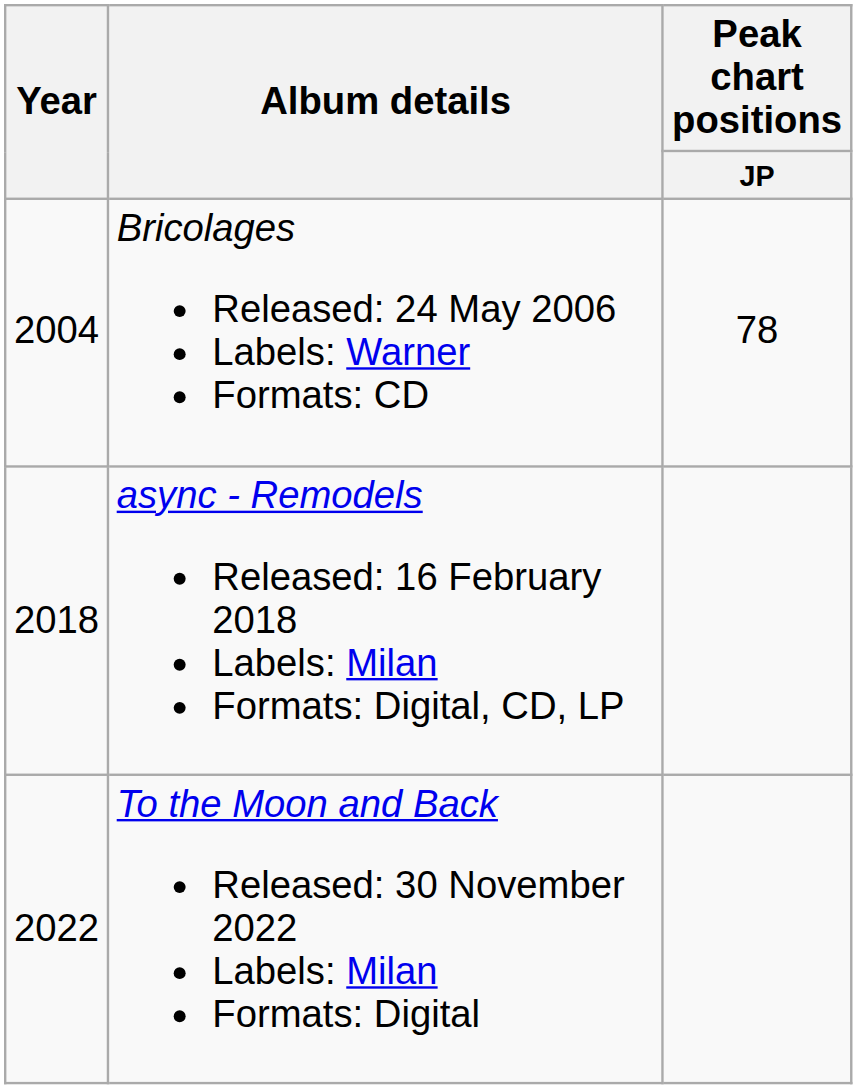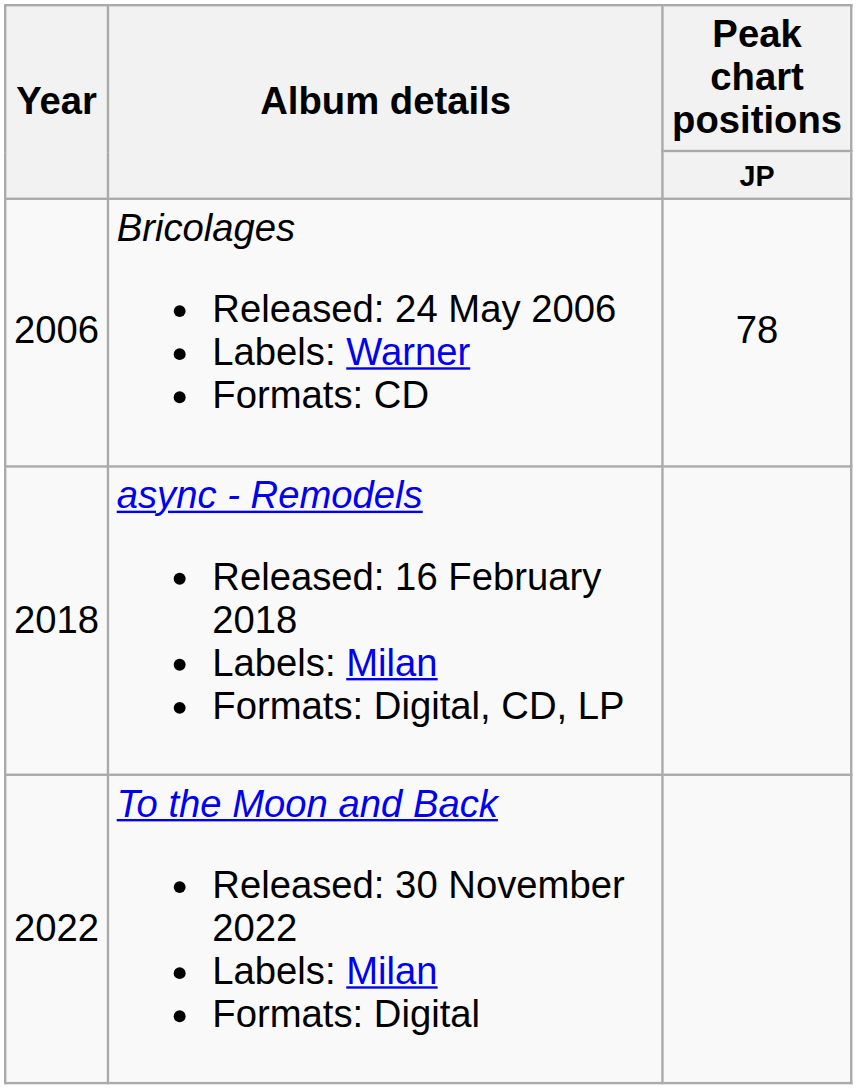(57, 331) 2004 -> (57, 331) 2006
